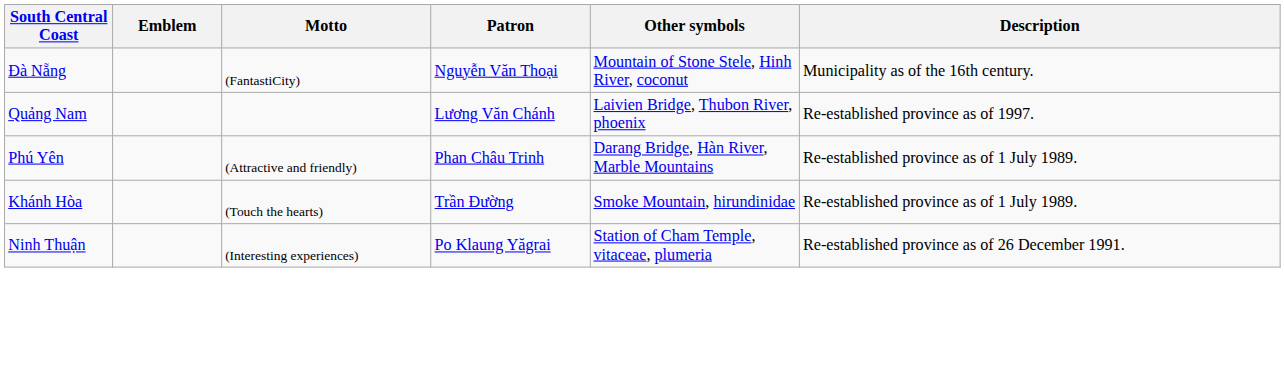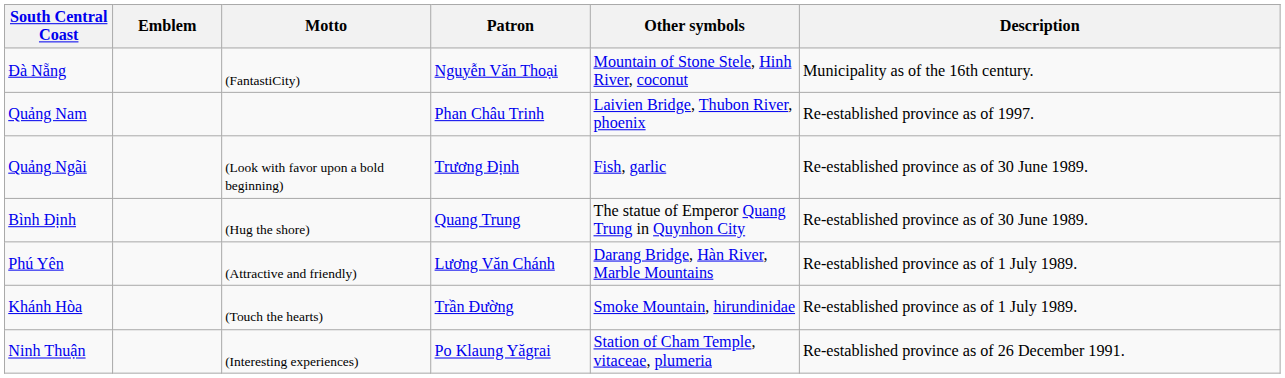(495, 114) Lương Văn Chánh -> (489, 114) Phan Châu Trinh
+ row: (48, 166)
+ row: (42, 219)
(489, 157) Phan Châu Trinh -> (495, 263) Lương Văn Chánh
